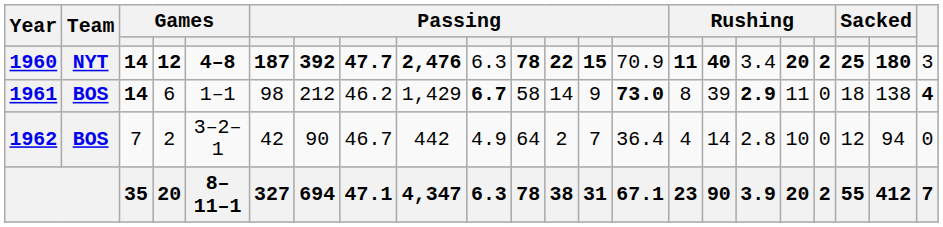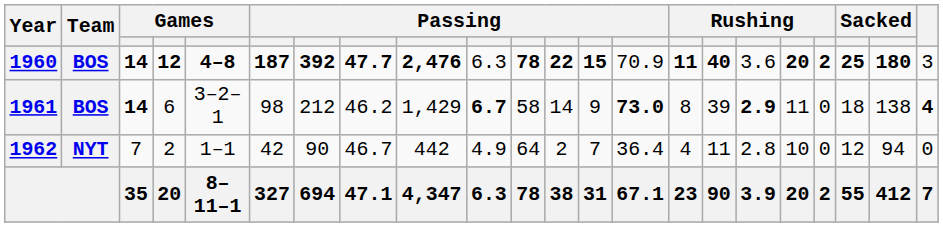(91, 63) NYT -> (91, 63) BOS
(758, 63) 3.4 -> (758, 63) 3.6
(218, 95) 1–1 -> (218, 107) 3–2–1
(91, 139) BOS -> (91, 151) NYT
(218, 139) 3–2–1 -> (218, 151) 1–1
(719, 139) 14 -> (719, 151) 11
